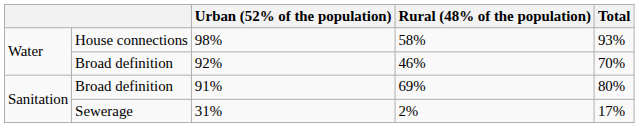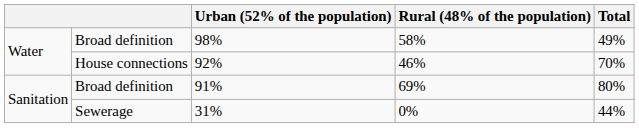(132, 39) House connections -> (124, 39) Broad definition
(612, 39) 93% -> (612, 39) 49%
(124, 63) Broad definition -> (132, 63) House connections
(408, 110) 2% -> (408, 110) 0%
(612, 110) 17% -> (612, 110) 44%
